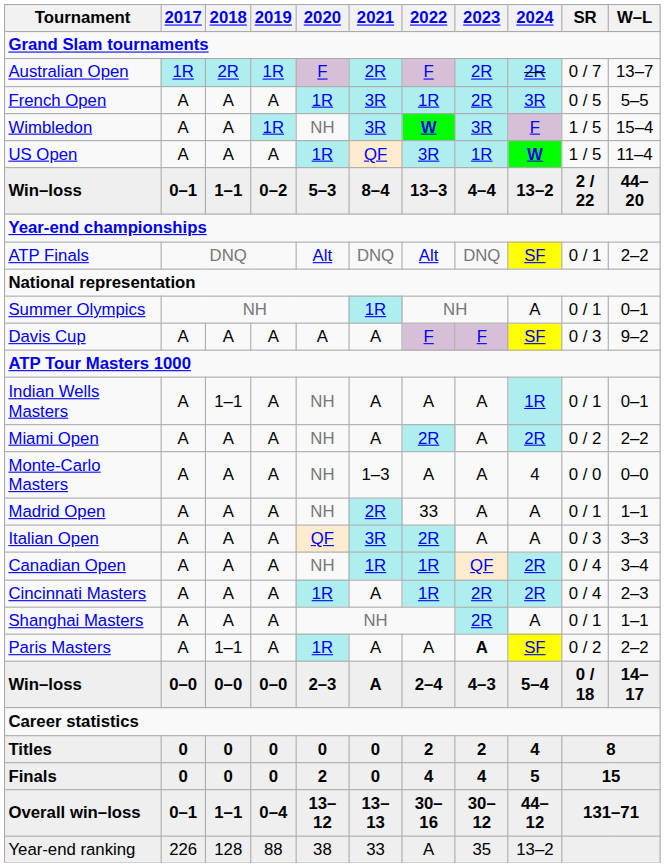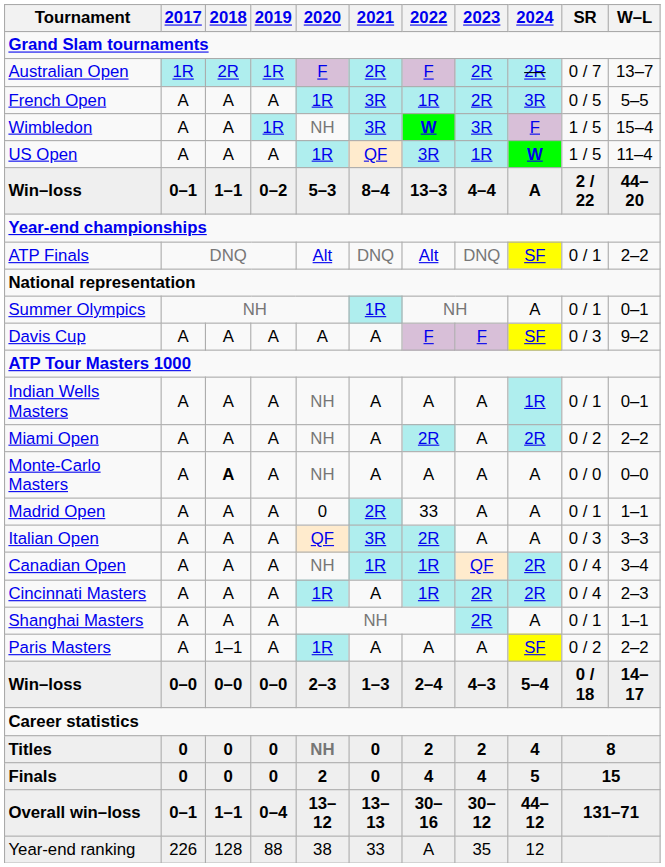(535, 190) 13–2 -> (535, 190) A
(228, 400) 1–1 -> (228, 400) A
(228, 474) normal -> (228, 474) bold
(376, 474) 1–3 -> (376, 474) A
(535, 474) 4 -> (535, 474) A
(322, 511) NH -> (322, 511) 0
(482, 647) bold -> (482, 647) normal
(376, 684) A -> (376, 684) 1–3
(322, 748) 0 -> (322, 748) NH
(535, 849) 13–2 -> (535, 849) 12
